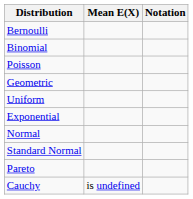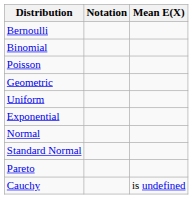columns swapped: (165, 13) <-> (113, 13)
